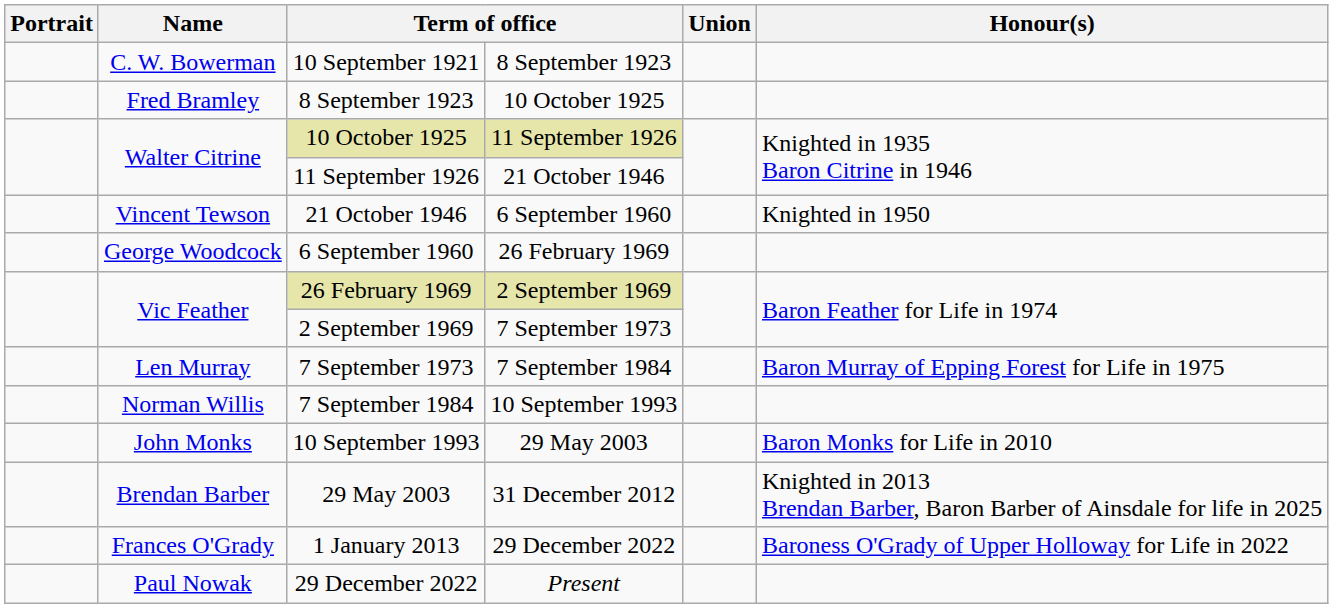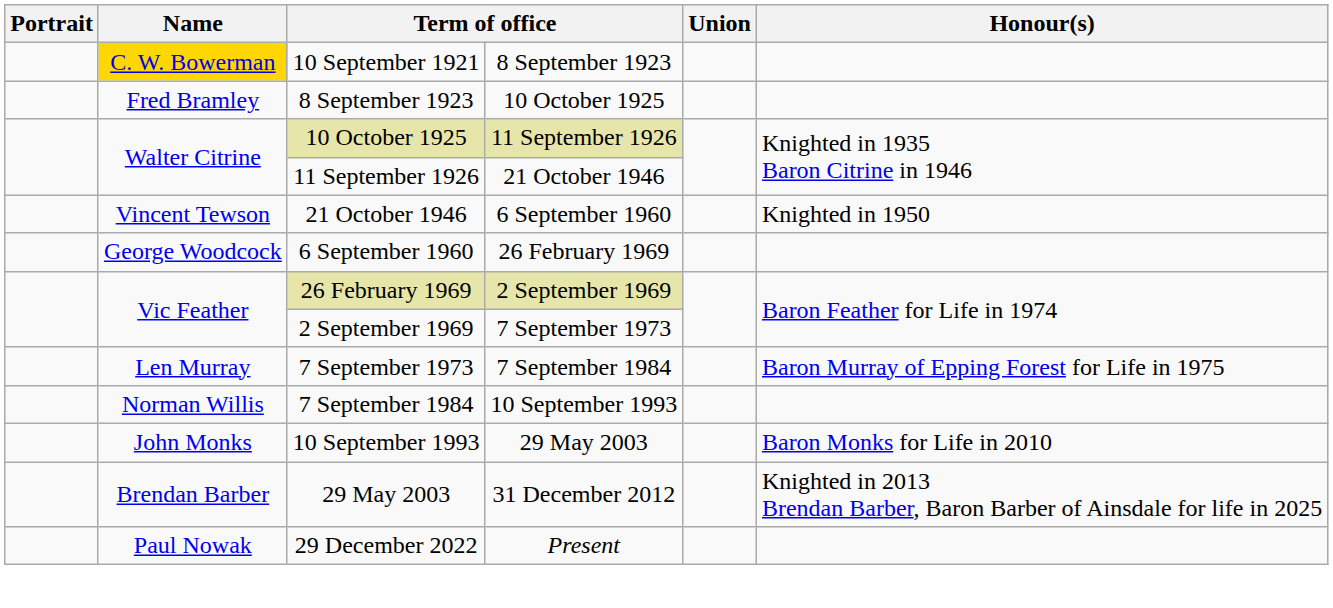(193, 61) no background -> (193, 61) gold background
- row: (386, 545)
